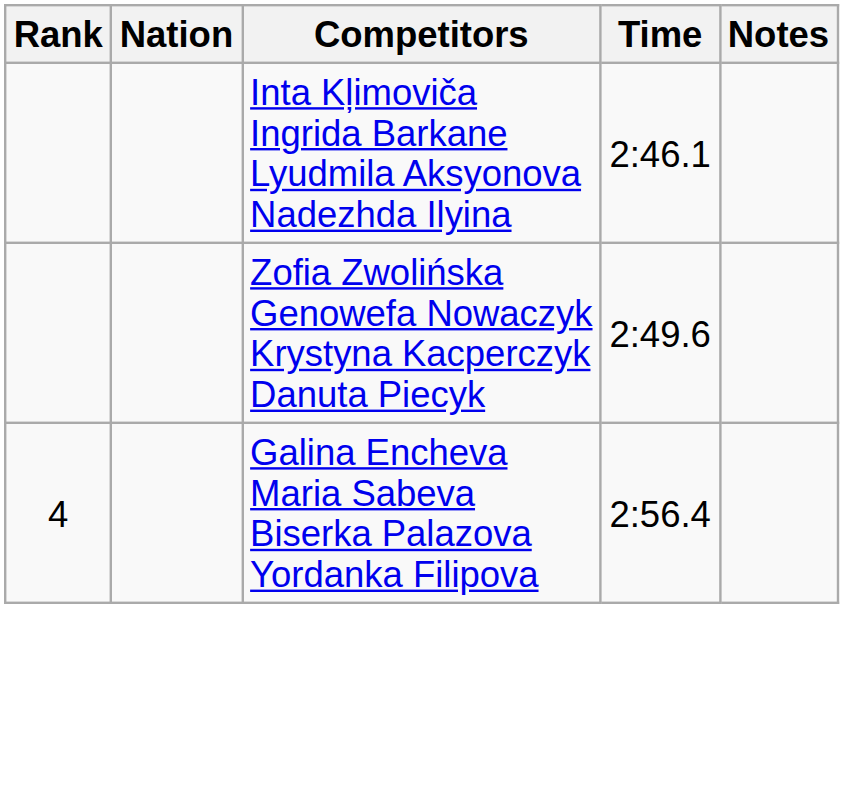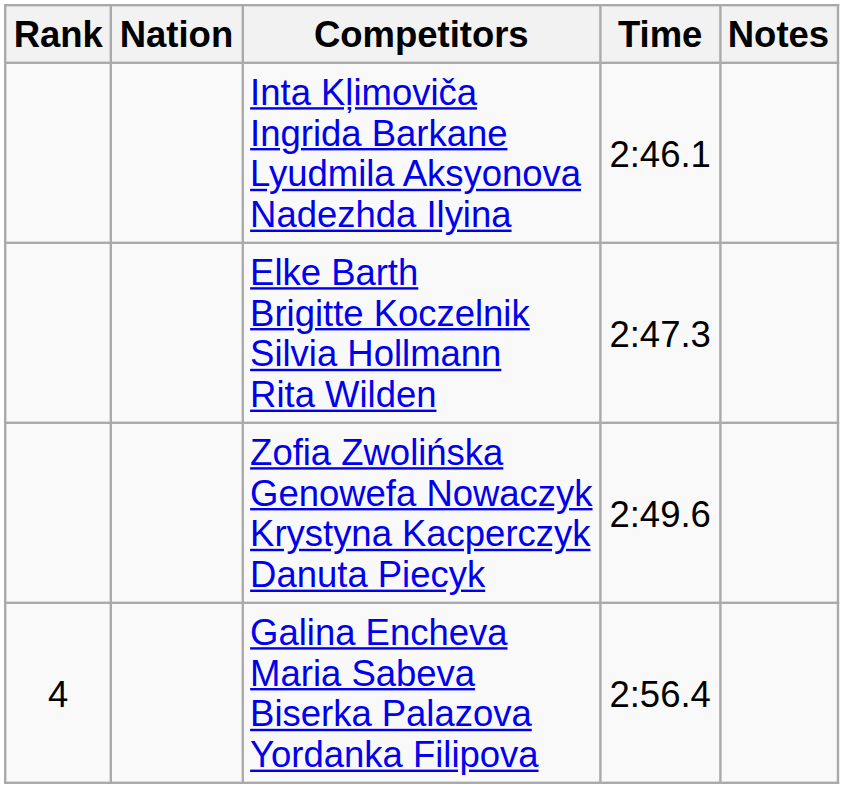+ row: (390, 333)
